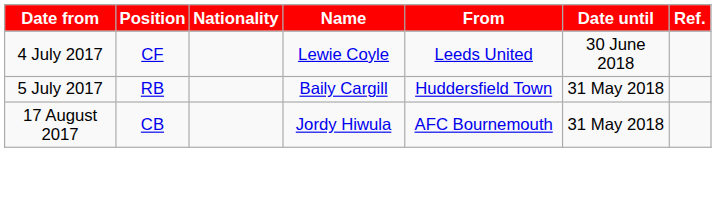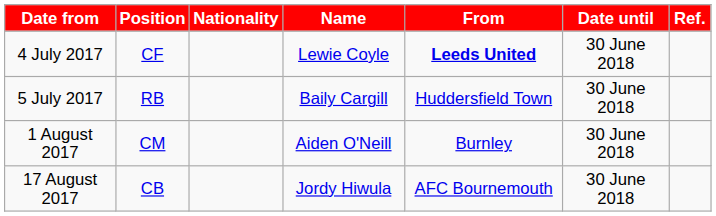(484, 54) normal -> (484, 54) bold
(616, 90) 31 May 2018 -> (616, 99) 30 June 2018
+ row: (60, 144)
(616, 125) 31 May 2018 -> (616, 189) 30 June 2018
